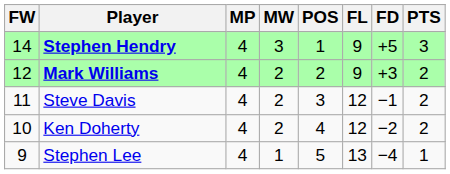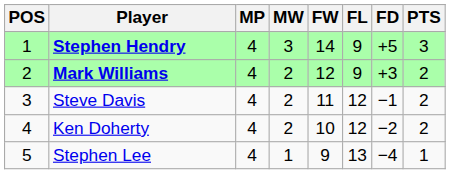columns swapped: (320, 18) <-> (22, 18)
